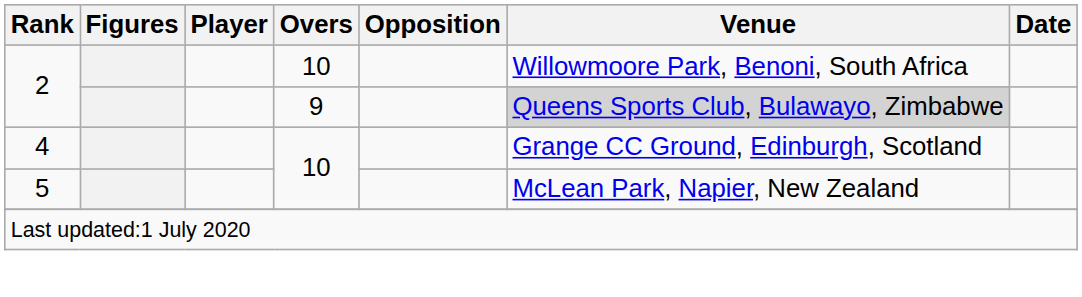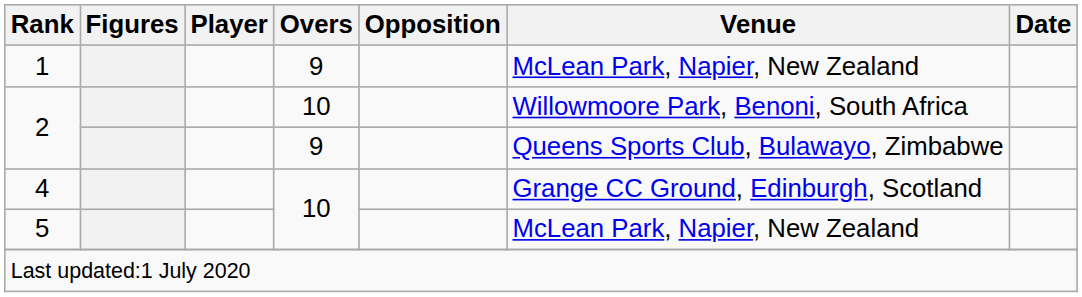+ row: (42, 65)
(758, 106) lightgrey background -> (758, 147) no background
